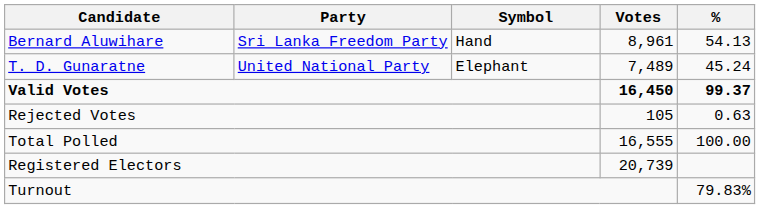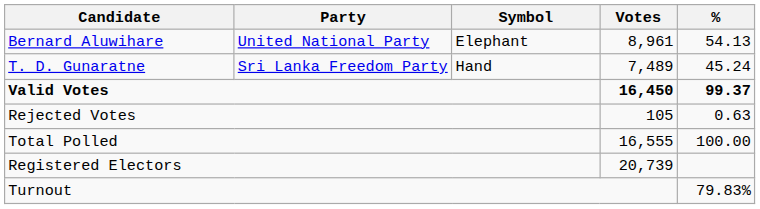(343, 42) Sri Lanka Freedom Party -> (334, 42) United National Party
(474, 42) Hand -> (492, 42) Elephant
(334, 67) United National Party -> (343, 67) Sri Lanka Freedom Party
(492, 67) Elephant -> (474, 67) Hand
